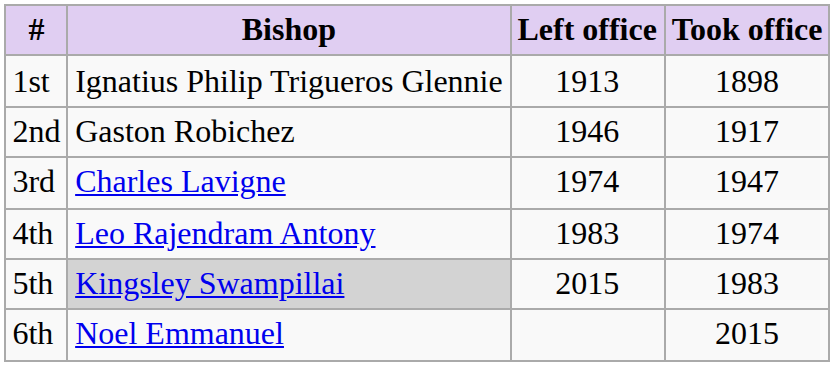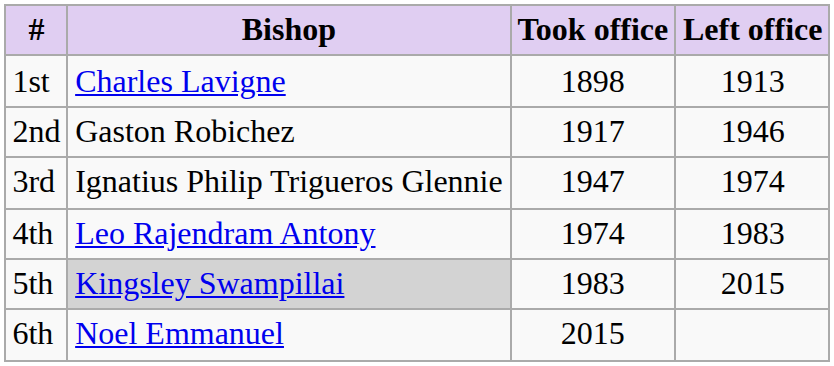columns swapped: (747, 29) <-> (587, 29)
(289, 80) Ignatius Philip Trigueros Glennie -> (180, 80) Charles Lavigne
(180, 182) Charles Lavigne -> (289, 182) Ignatius Philip Trigueros Glennie
